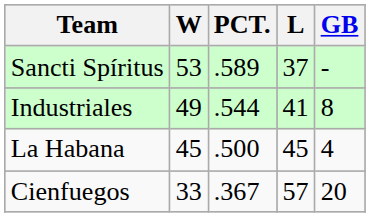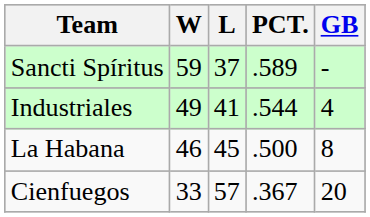columns swapped: (296, 25) <-> (242, 25)
(189, 66) 53 -> (189, 66) 59
(327, 107) 8 -> (327, 107) 4
(189, 149) 45 -> (189, 149) 46
(327, 149) 4 -> (327, 149) 8
